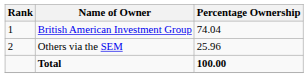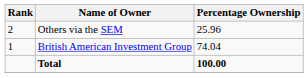rows swapped: (115, 30) <-> (80, 47)
